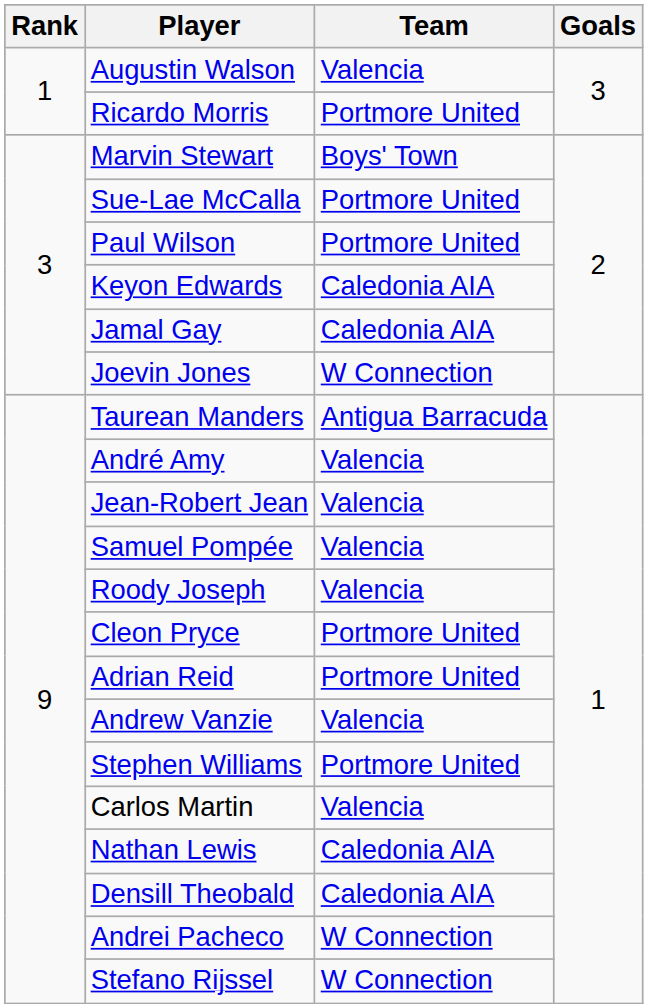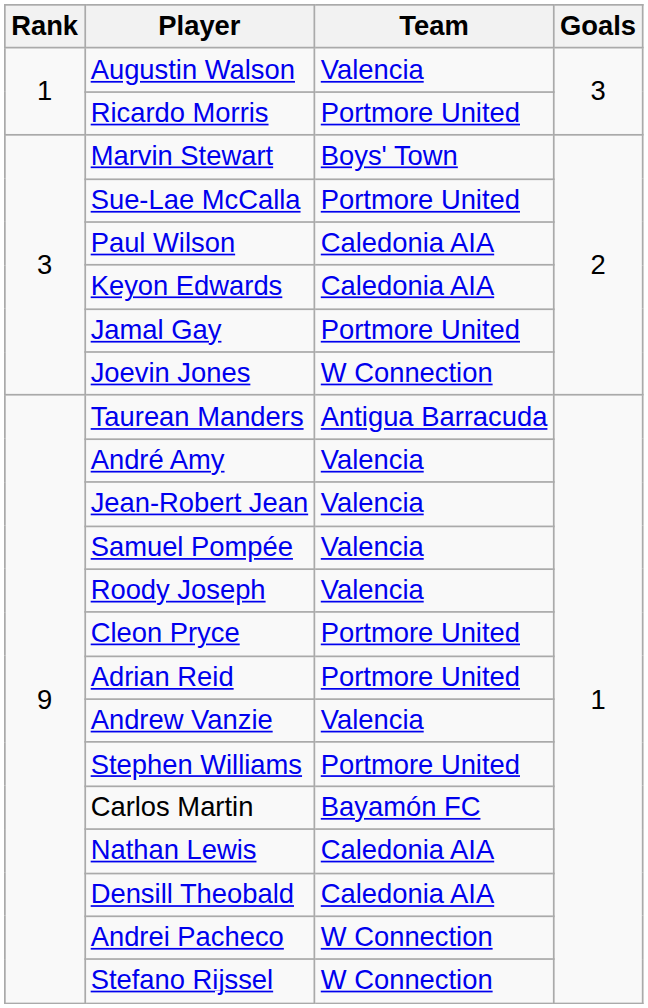(420, 243) Portmore United -> (407, 243) Caledonia AIA
(407, 329) Caledonia AIA -> (420, 329) Portmore United
(372, 807) Valencia -> (401, 807) Bayamón FC
